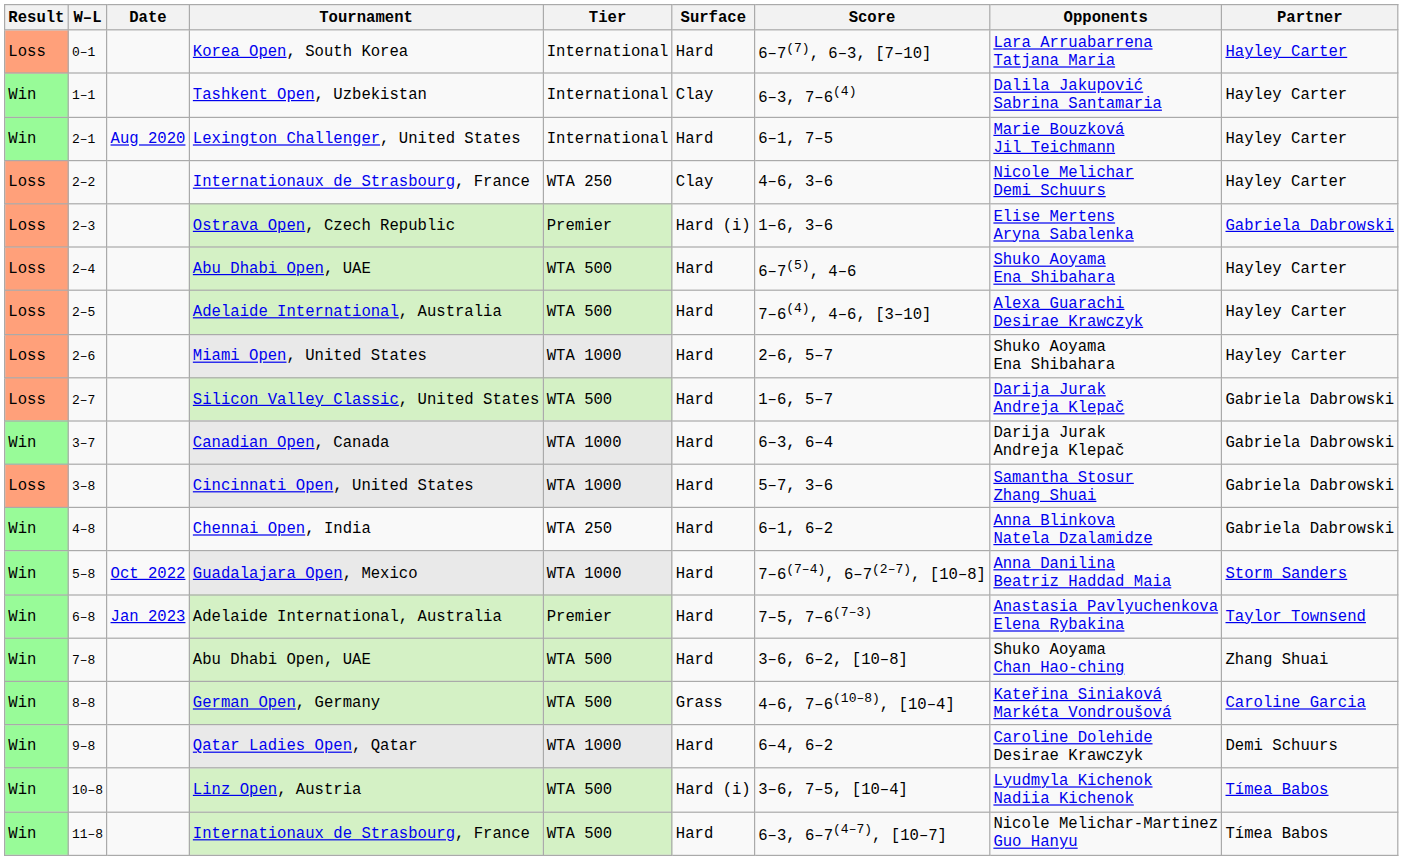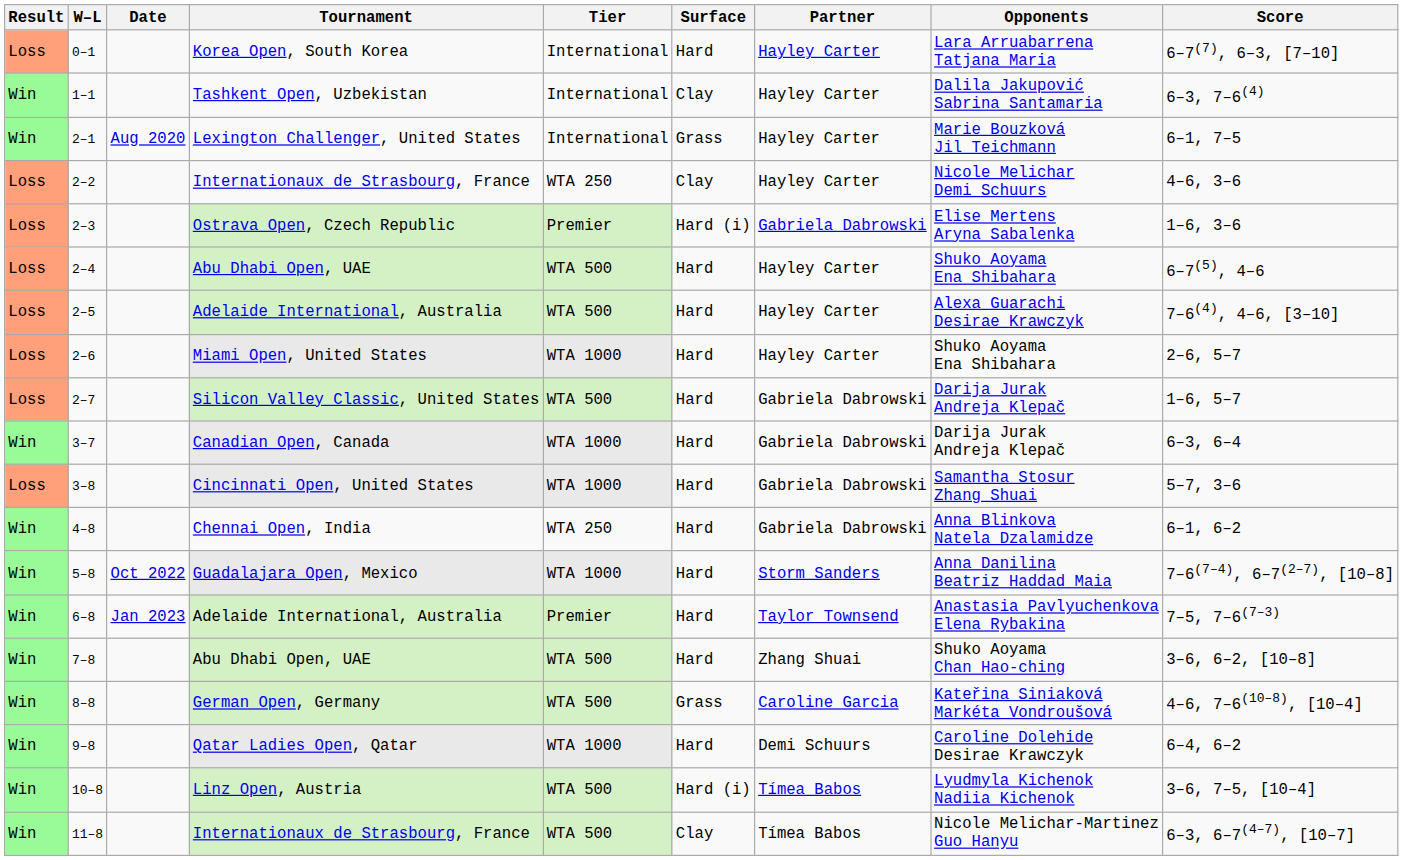columns swapped: (1310, 17) <-> (872, 17)
(695, 139) Hard -> (699, 139) Grass
(695, 833) Hard -> (695, 833) Clay
